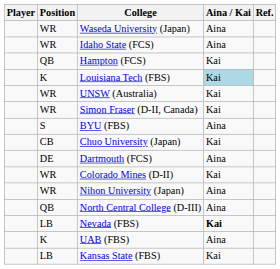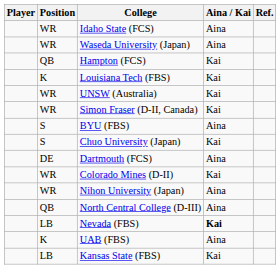rows swapped: (135, 28) <-> (117, 45)
(213, 77) lightblue background -> (213, 77) no background
(47, 142) CB -> (43, 142) S
